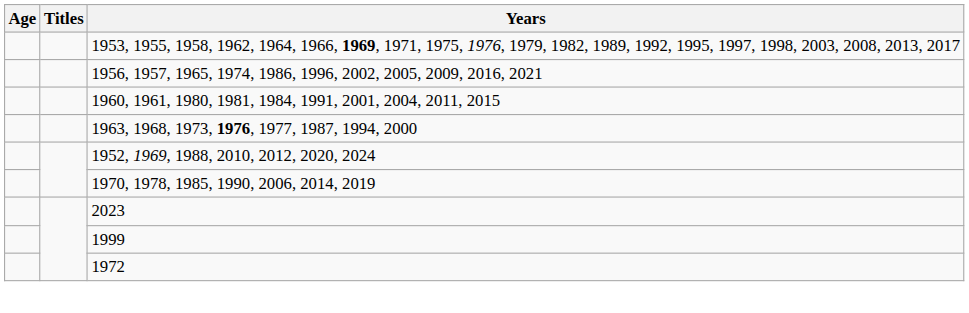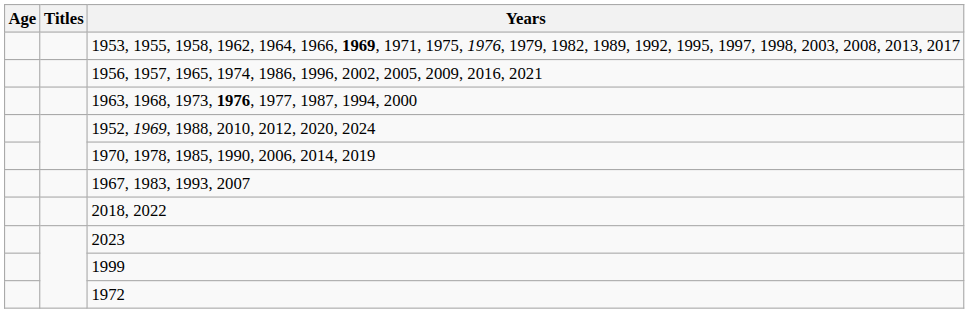- row: (296, 101)
+ row: (171, 183)
+ row: (129, 211)
